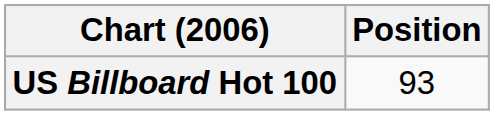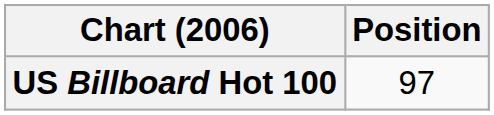(417, 82) 93 -> (417, 82) 97
